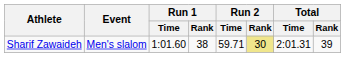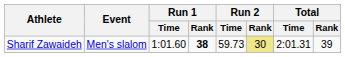(202, 45) normal -> (202, 45) bold
(231, 45) 59.71 -> (231, 45) 59.73
